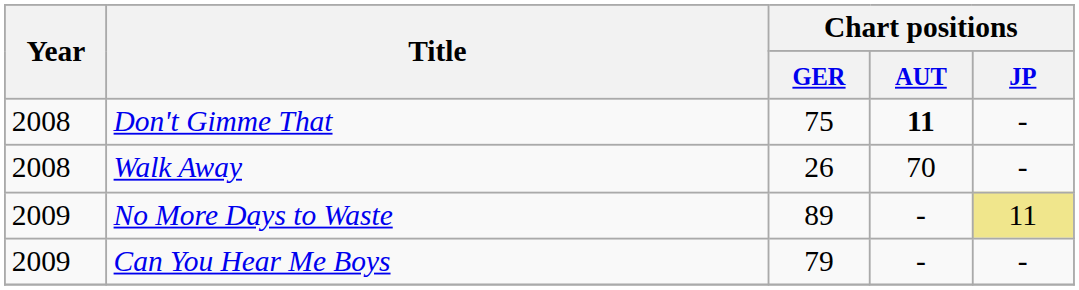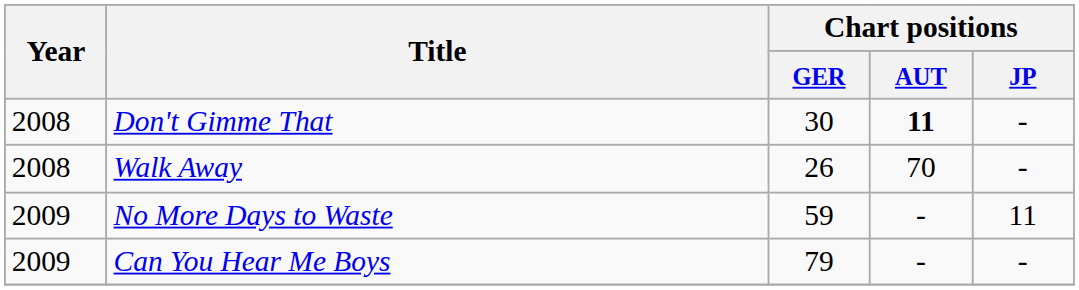(819, 121) 75 -> (819, 121) 30
(819, 214) 89 -> (819, 214) 59
(1023, 214) khaki background -> (1023, 214) no background
